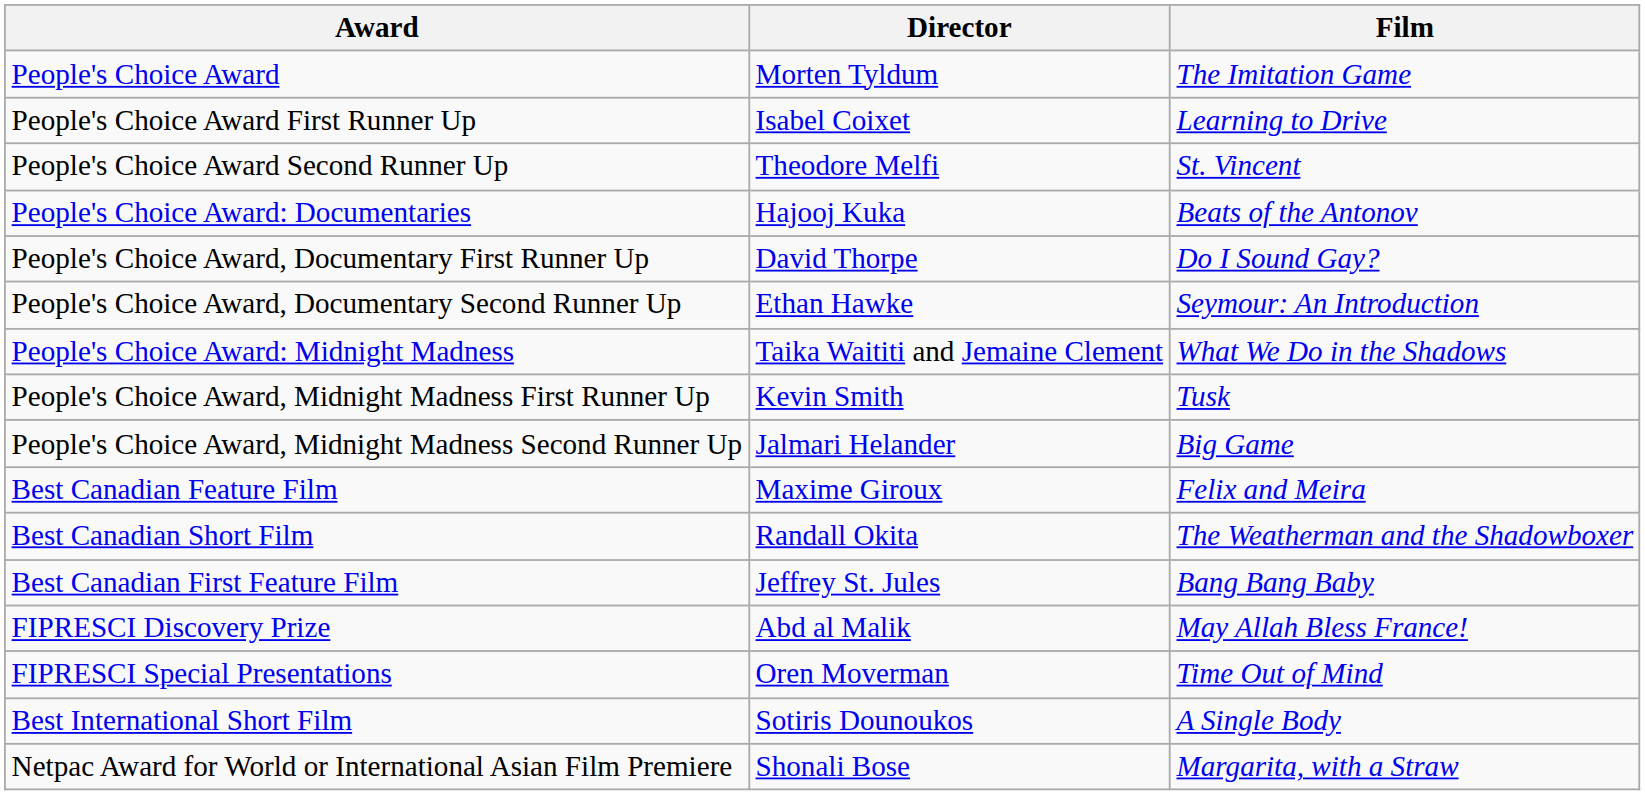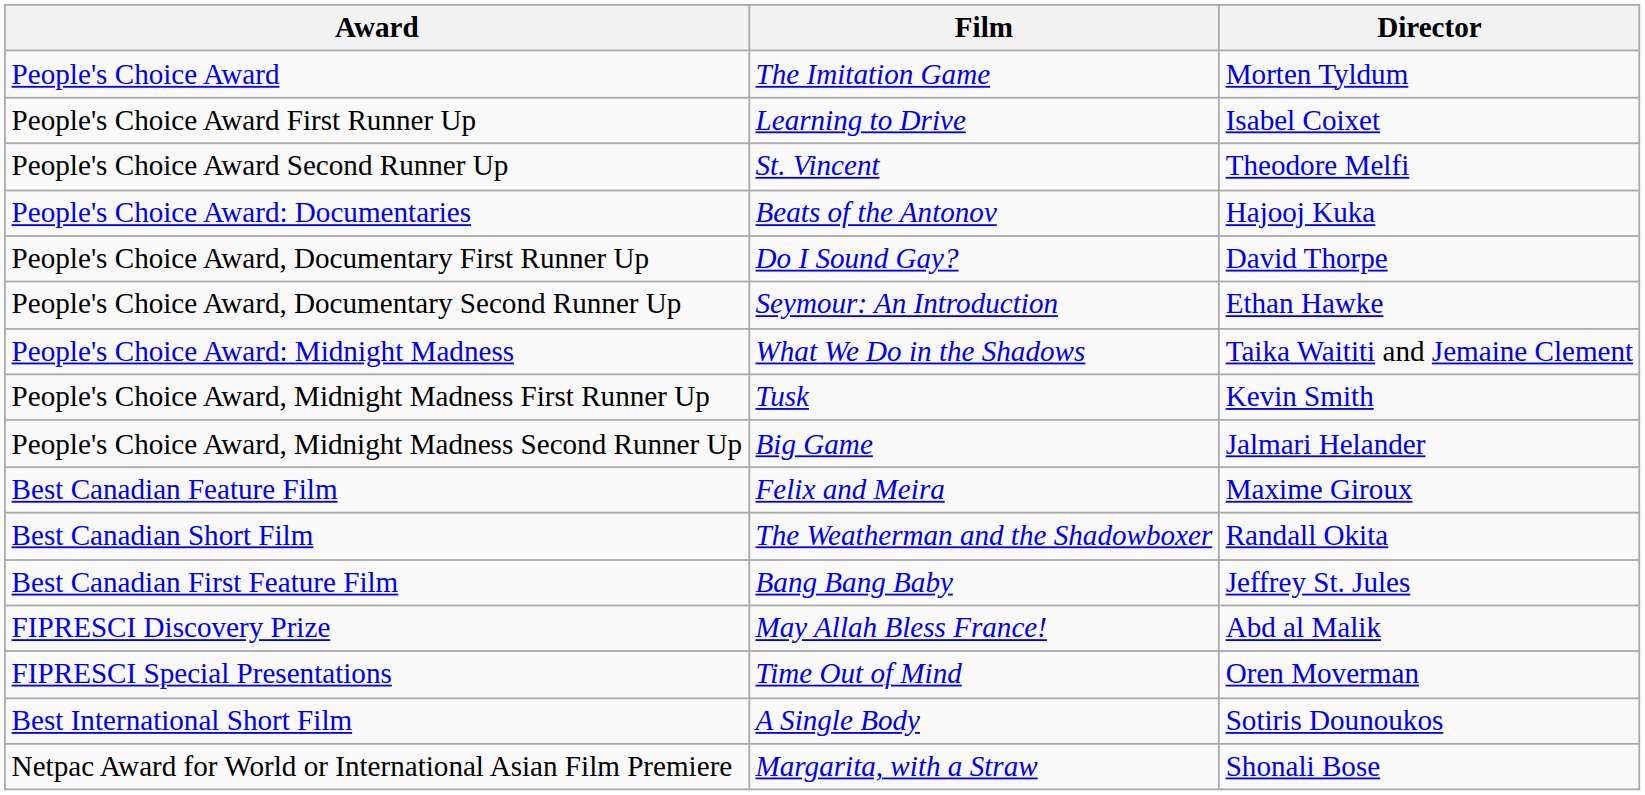columns swapped: (1405, 27) <-> (959, 27)
